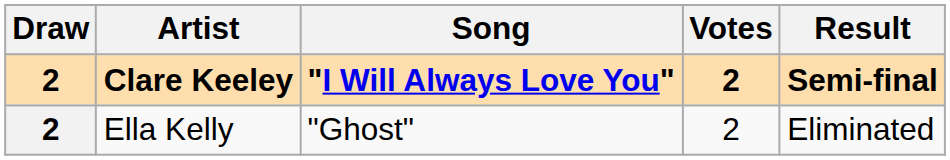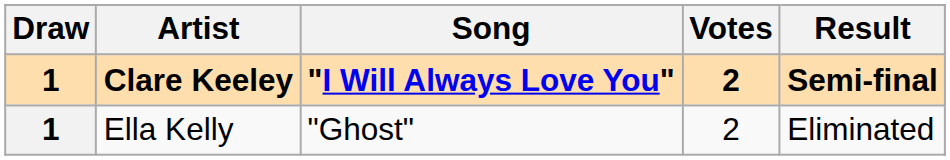(51, 79) 2 -> (51, 79) 1
(51, 129) 2 -> (51, 129) 1
